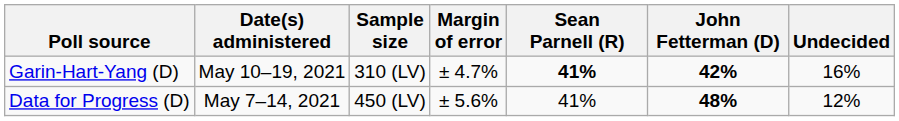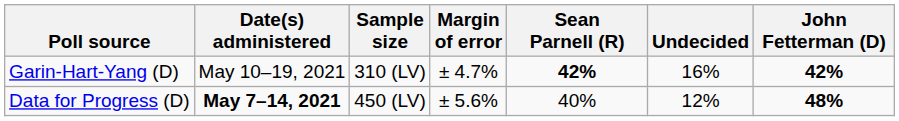columns swapped: (718, 31) <-> (841, 41)
(577, 71) 41% -> (577, 71) 42%
(272, 101) normal -> (272, 101) bold
(577, 101) 41% -> (577, 101) 40%
